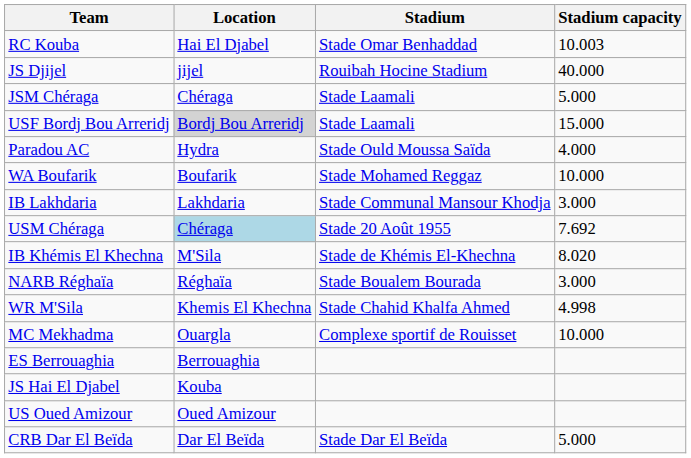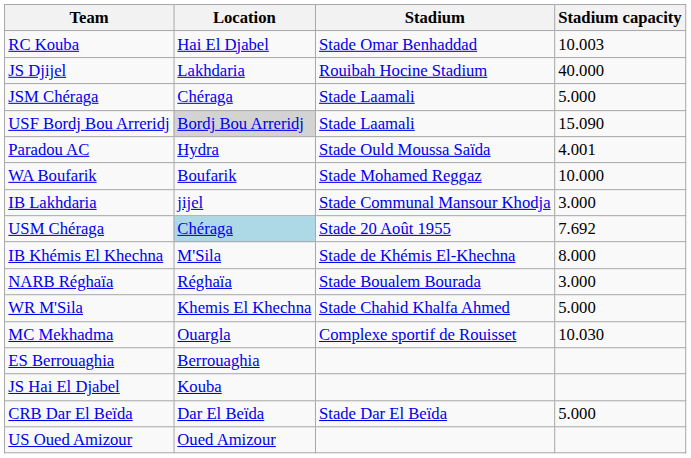(190, 70) jijel -> (211, 70) Lakhdaria
(581, 123) 15.000 -> (581, 123) 15.090
(577, 149) 4.000 -> (577, 149) 4.001
(211, 202) Lakhdaria -> (190, 202) jijel
(577, 255) 8.020 -> (577, 255) 8.000
(577, 307) 4.998 -> (577, 307) 5.000
(581, 334) 10.000 -> (581, 334) 10.030
rows swapped: (70, 413) <-> (71, 439)
